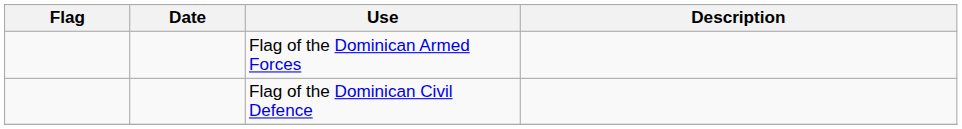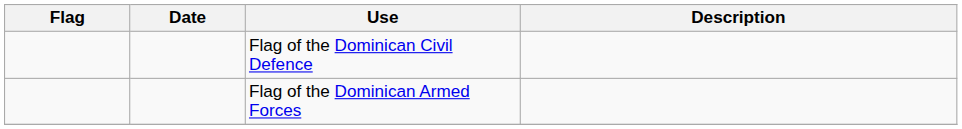rows swapped: (359, 54) <-> (351, 101)
